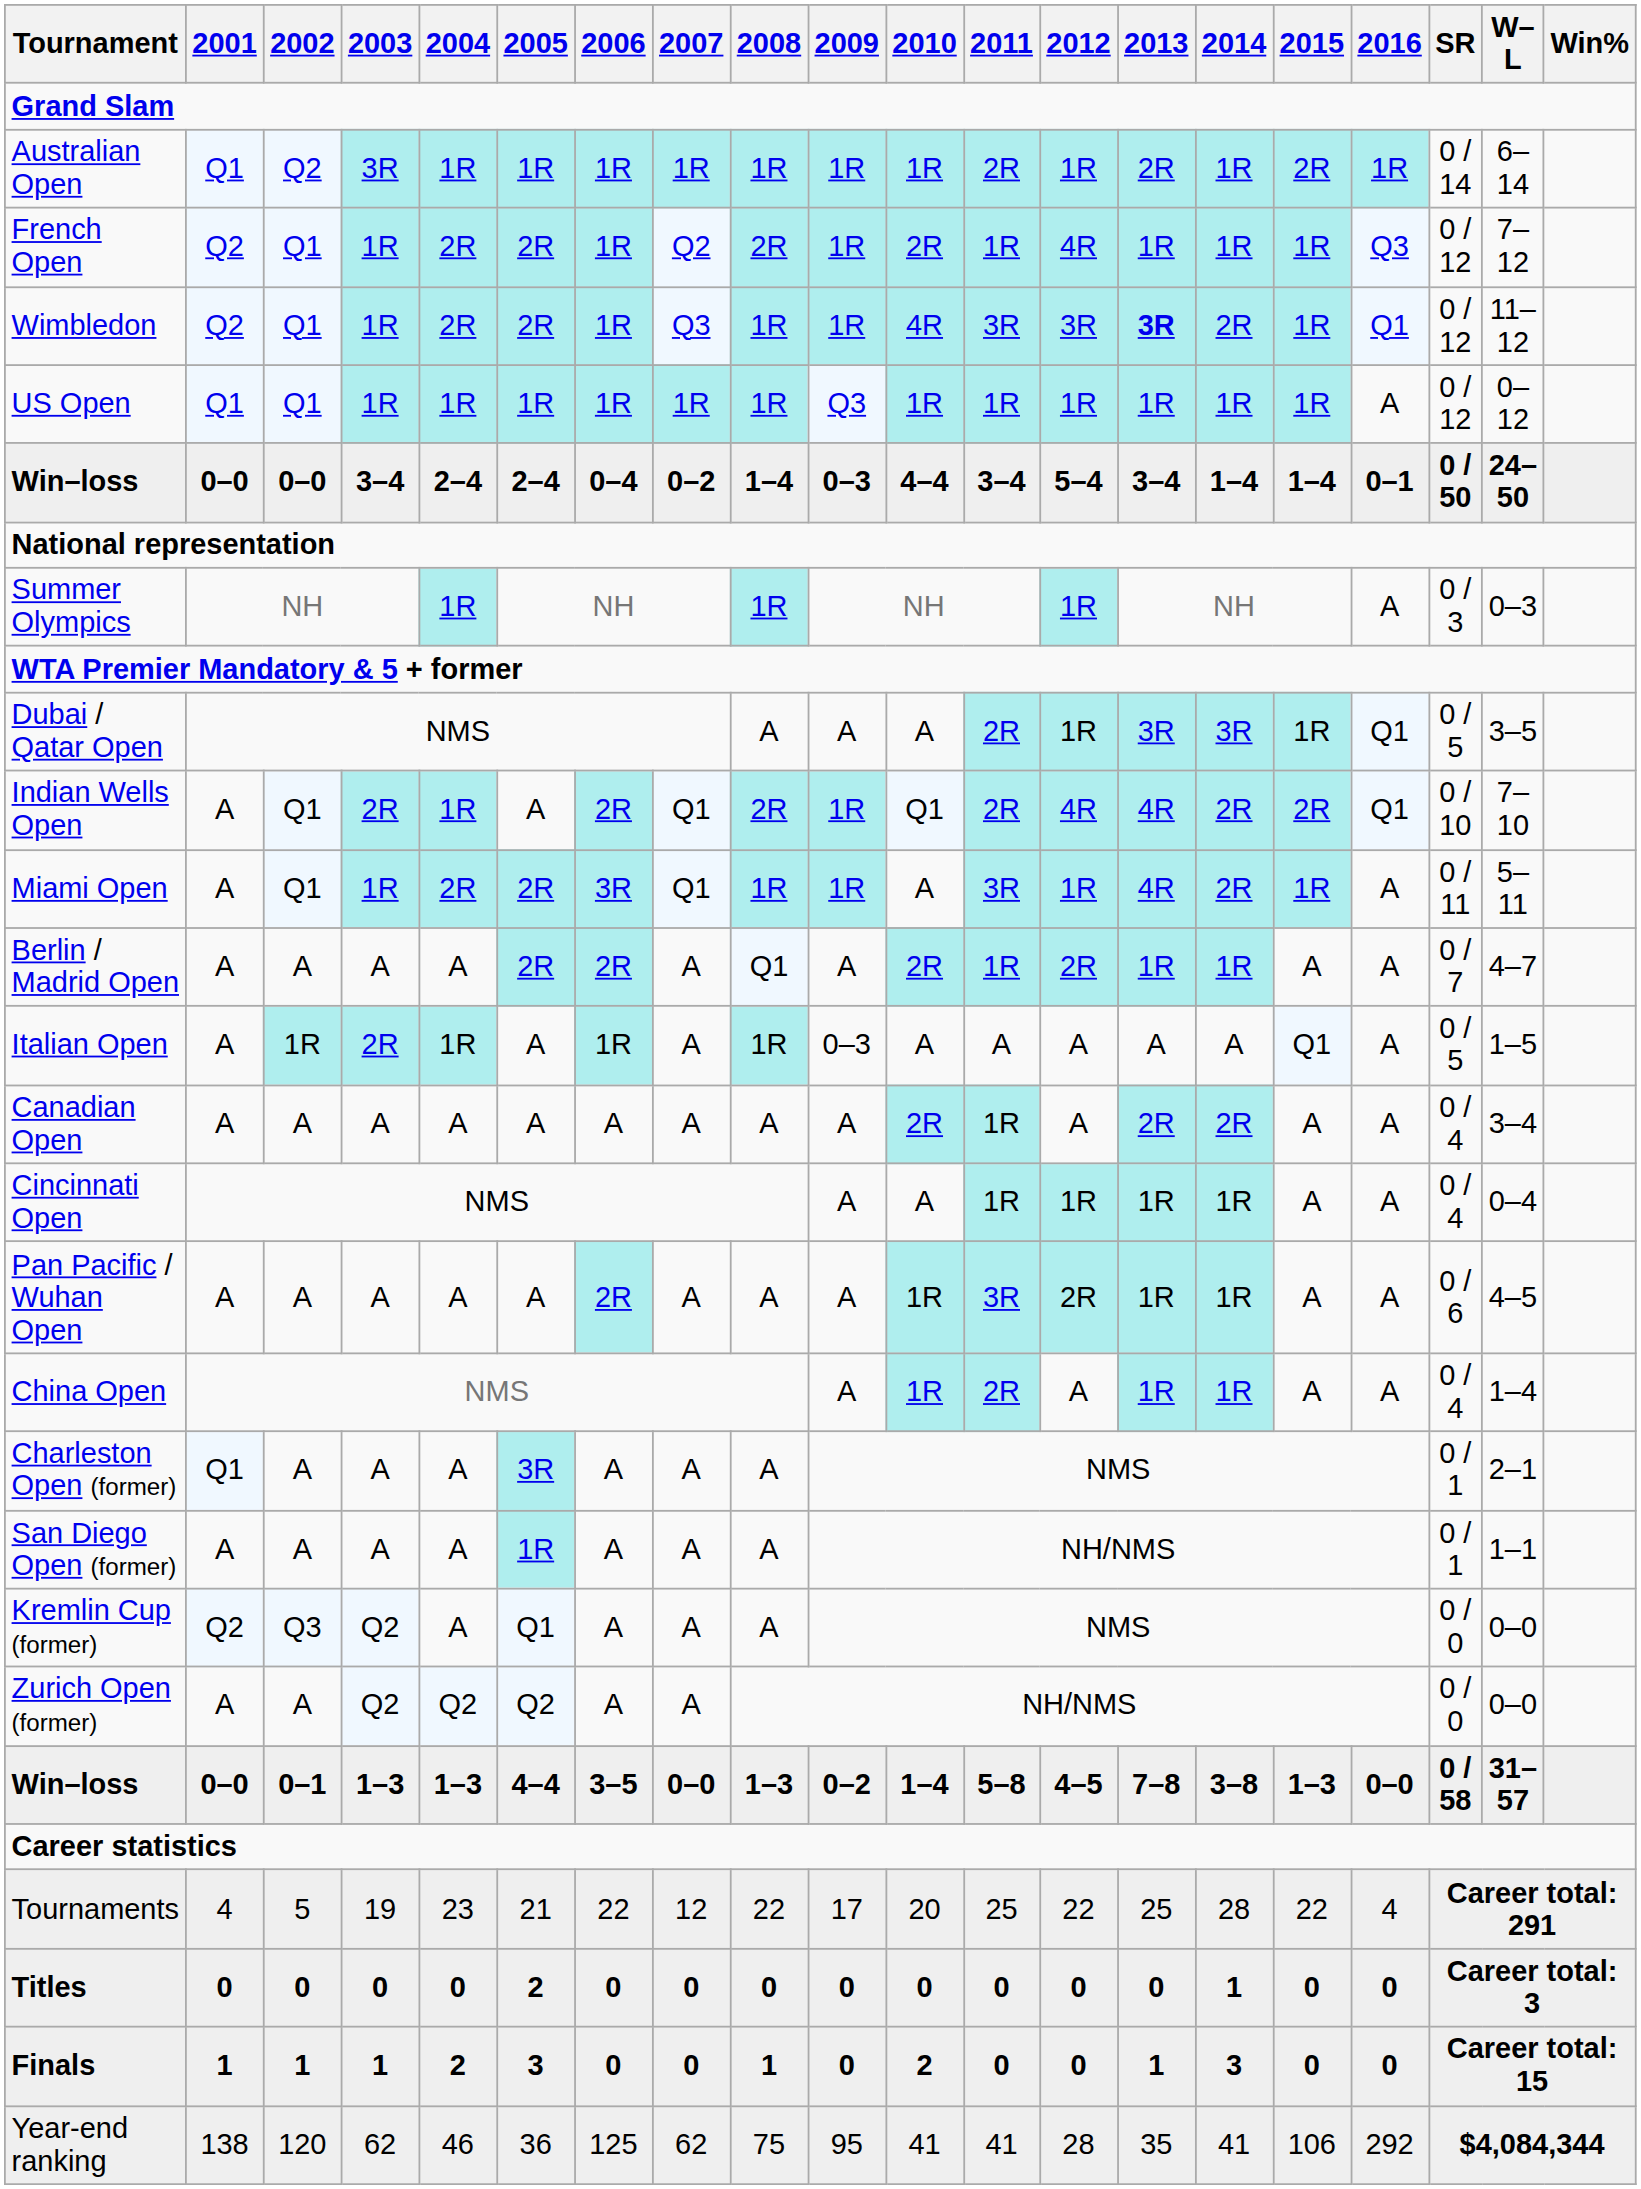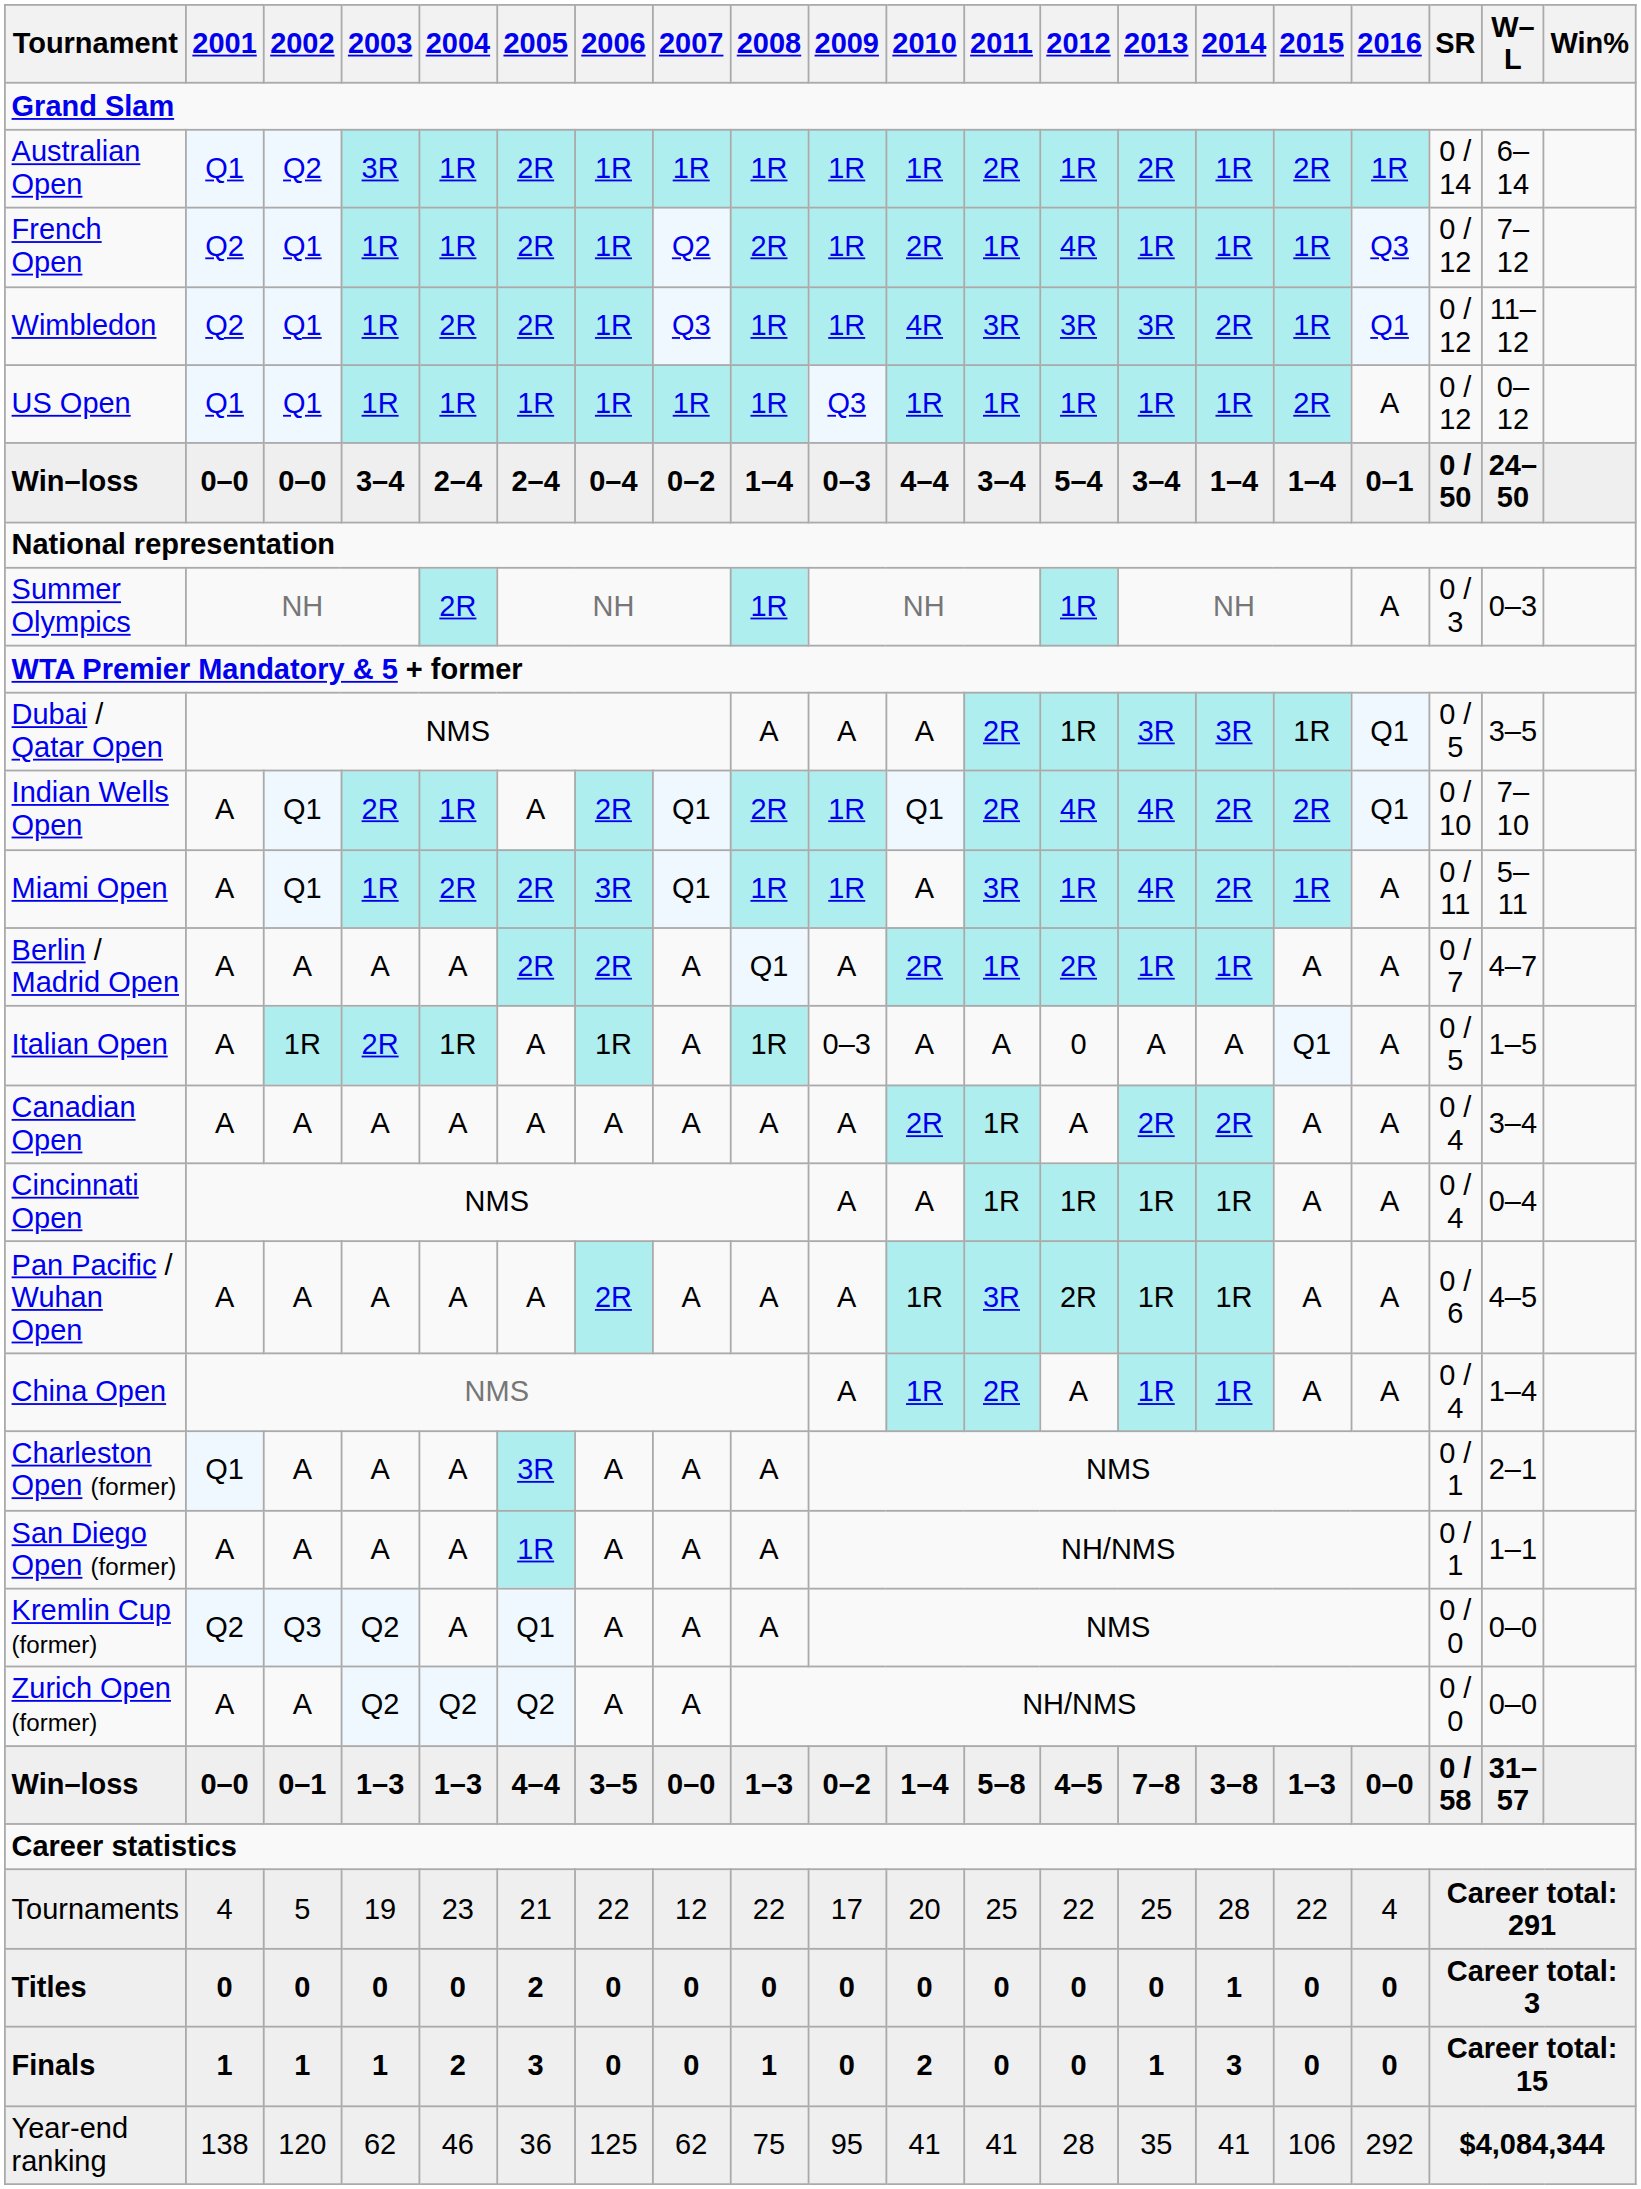(536, 168) 1R -> (536, 168) 2R
(458, 246) 2R -> (458, 246) 1R
(1156, 325) bold -> (1156, 325) normal
(1312, 403) 1R -> (1312, 403) 2R
(458, 606) 1R -> (458, 606) 2R
(1078, 1045) A -> (1078, 1045) 0
